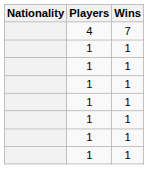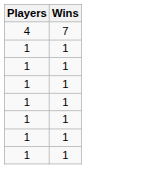- column: (36, 13)
